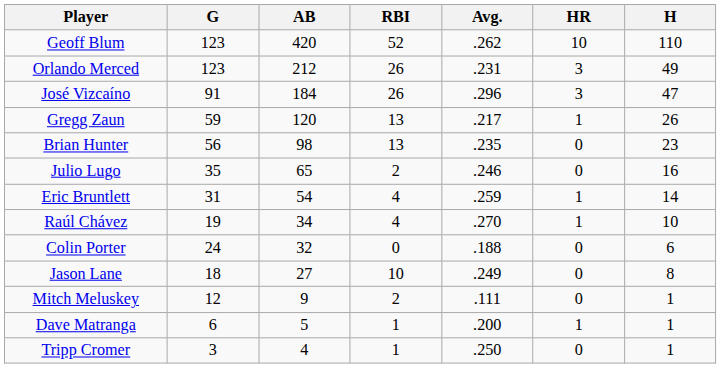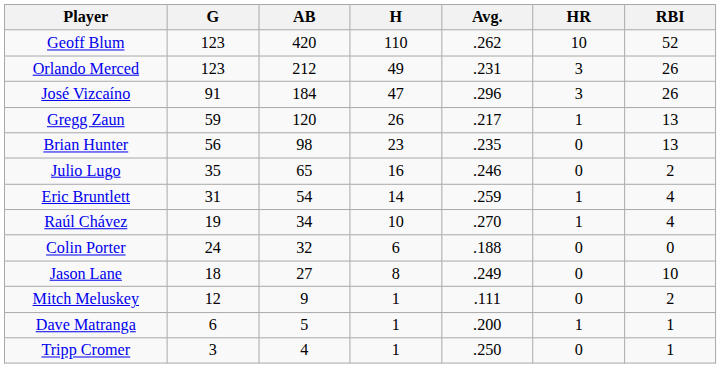columns swapped: (670, 17) <-> (396, 17)
